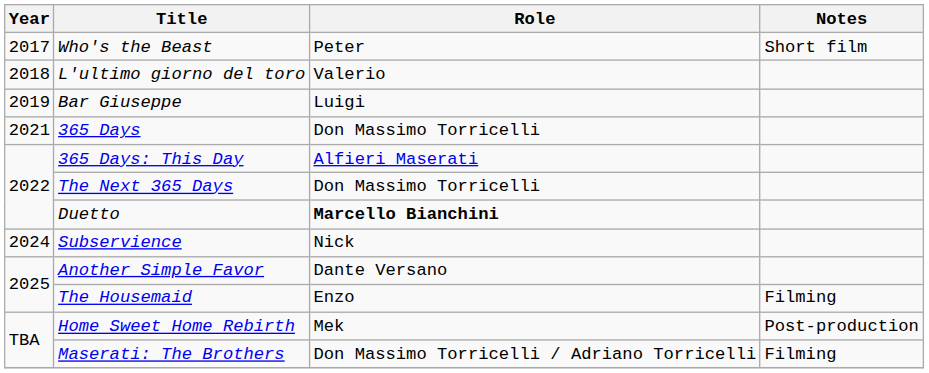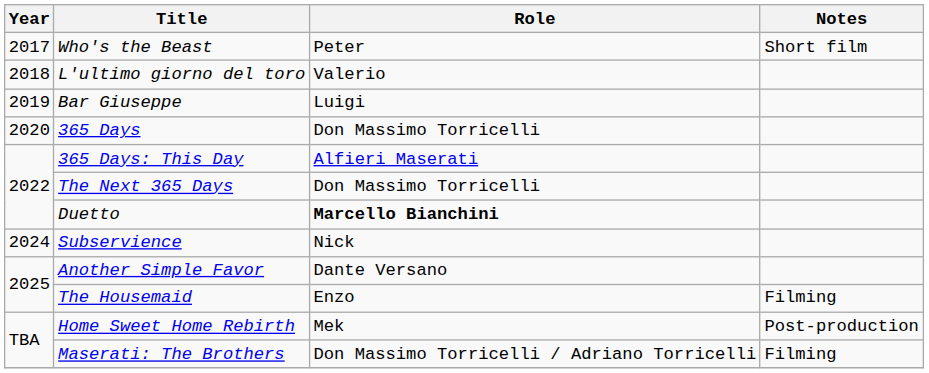(29, 131) 2021 -> (29, 131) 2020
